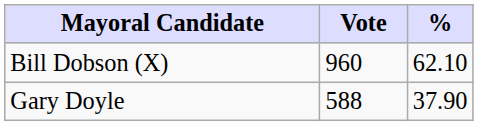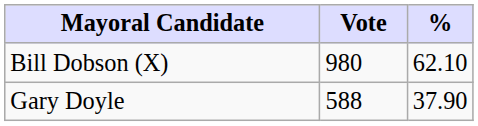(344, 62) 960 -> (344, 62) 980
